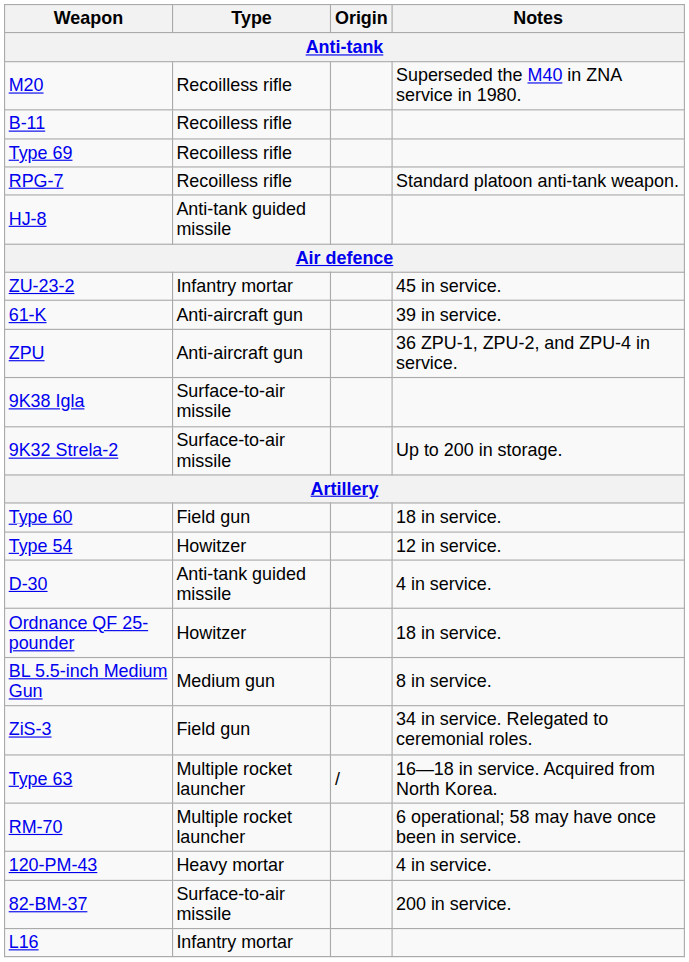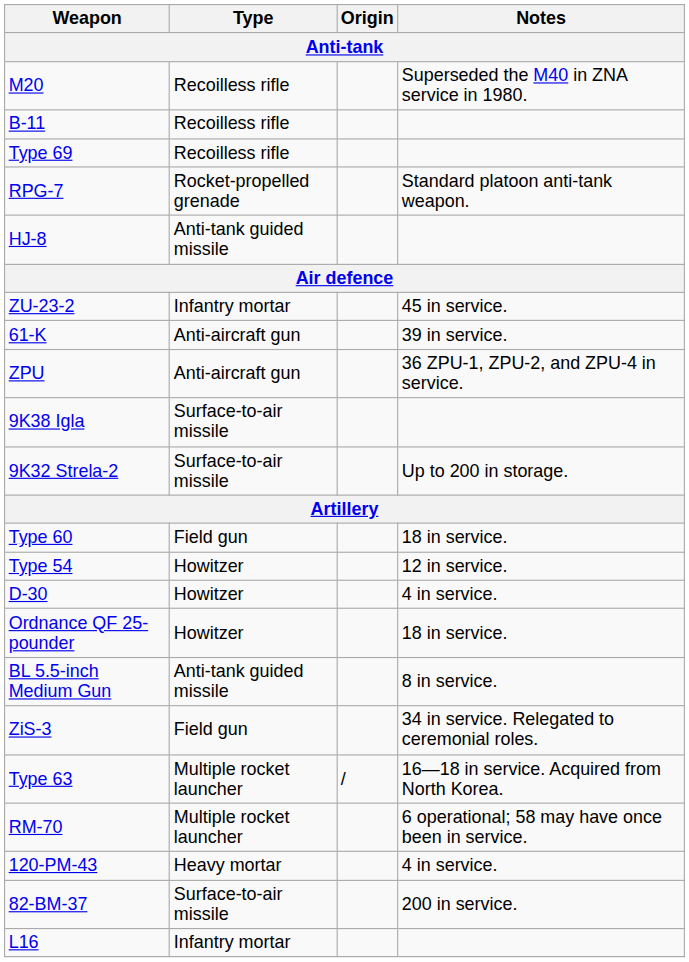(234, 180) Recoilless rifle -> (242, 191) Rocket-propelled grenade
(241, 584) Anti-tank guided missile -> (209, 594) Howitzer
(226, 681) Medium gun -> (239, 681) Anti-tank guided missile
